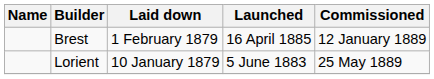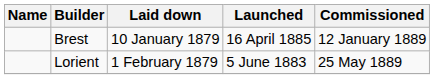(164, 39) 1 February 1879 -> (165, 39) 10 January 1879
(165, 62) 10 January 1879 -> (164, 62) 1 February 1879
